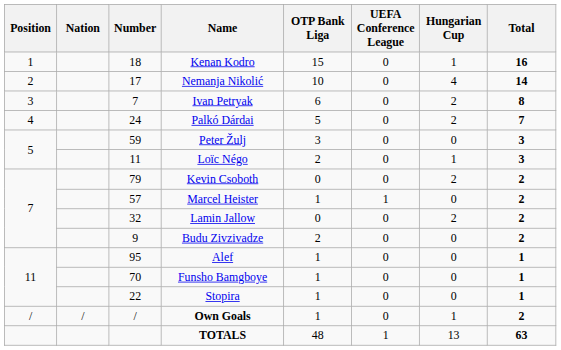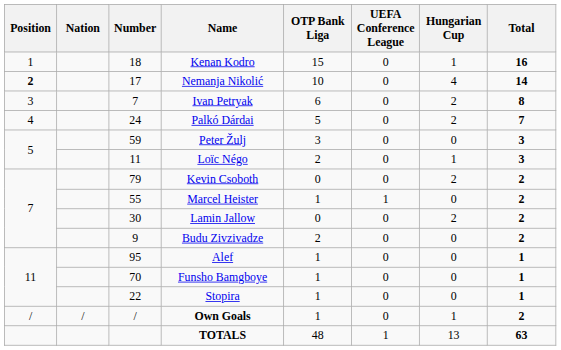(31, 81) normal -> (31, 81) bold
(135, 198) 57 -> (135, 198) 55
(135, 218) 32 -> (135, 218) 30
